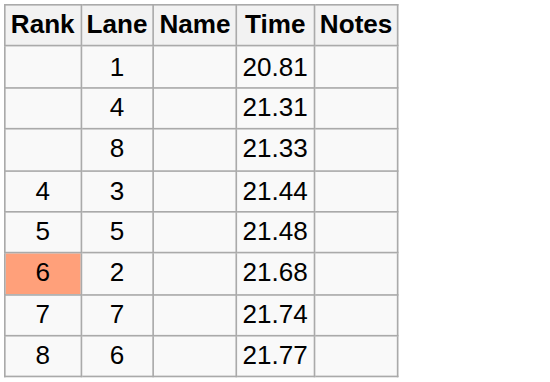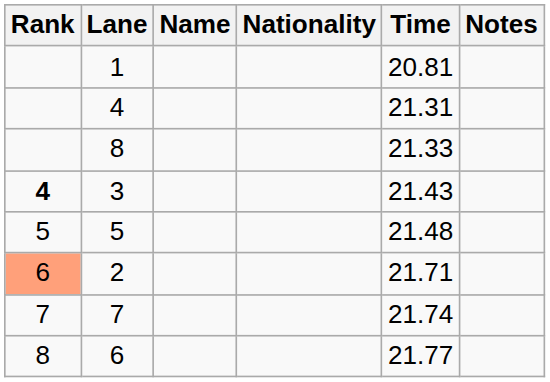+ column: (309, 25)
(43, 190) normal -> (43, 190) bold
(275, 190) 21.44 -> (421, 190) 21.43
(275, 273) 21.68 -> (421, 273) 21.71
